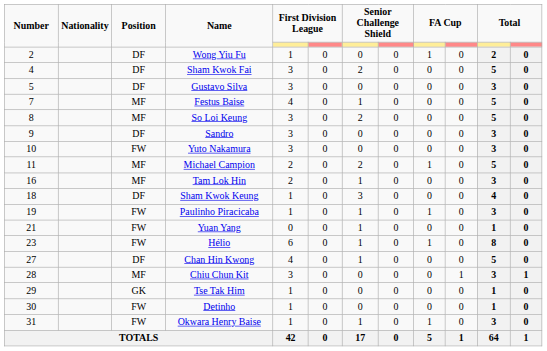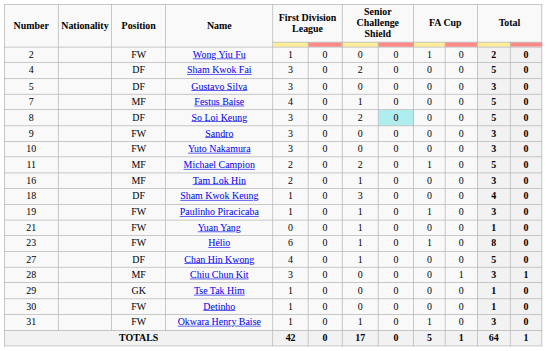(139, 54) DF -> (139, 54) FW
(139, 117) MF -> (139, 117) DF
(396, 117) no background -> (396, 117) paleturquoise background
(139, 133) DF -> (139, 133) FW
